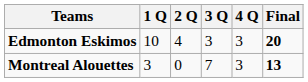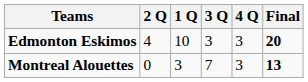columns swapped: (155, 16) <-> (186, 16)
